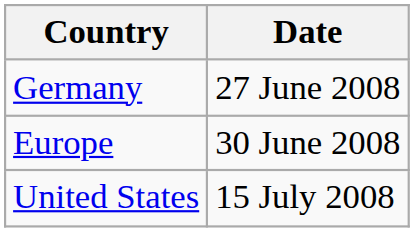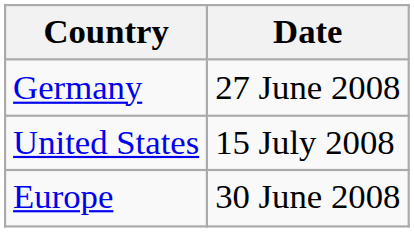rows swapped: (63, 142) <-> (106, 197)
